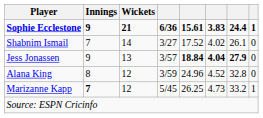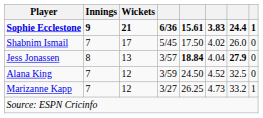(126, 43) 14 -> (126, 43) 17
(168, 43) 3/27 -> (168, 43) 5/45
(192, 43) 17.52 -> (192, 43) 17.50
(238, 43) 26.1 -> (238, 43) 26.0
(88, 58) 9 -> (88, 58) 8
(216, 58) bold -> (216, 58) normal
(88, 74) 8 -> (88, 74) 7
(192, 74) 24.96 -> (192, 74) 24.50
(238, 74) 32.8 -> (238, 74) 32.5
(88, 89) bold -> (88, 89) normal
(168, 89) 5/45 -> (168, 89) 3/27
